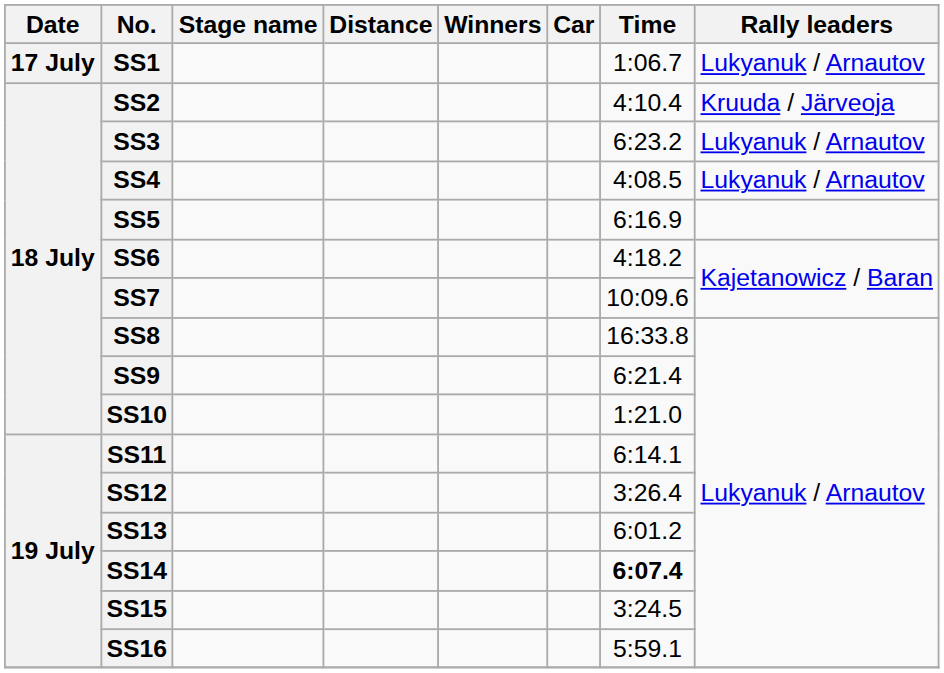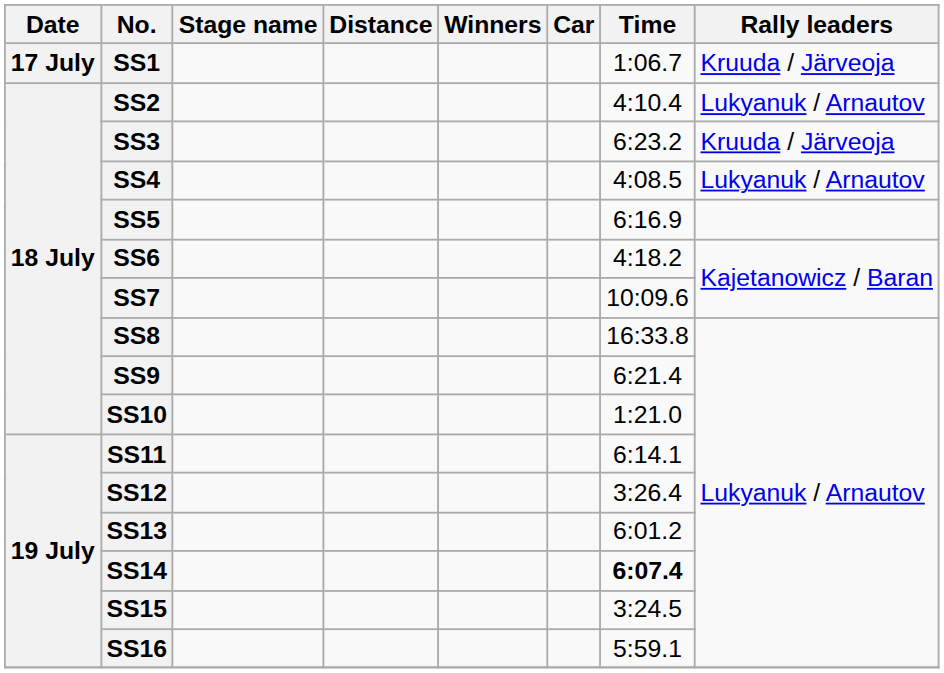(813, 63) Lukyanuk / Arnautov -> (797, 63) Kruuda / Järveoja
(797, 102) Kruuda / Järveoja -> (813, 102) Lukyanuk / Arnautov
(813, 141) Lukyanuk / Arnautov -> (797, 141) Kruuda / Järveoja
